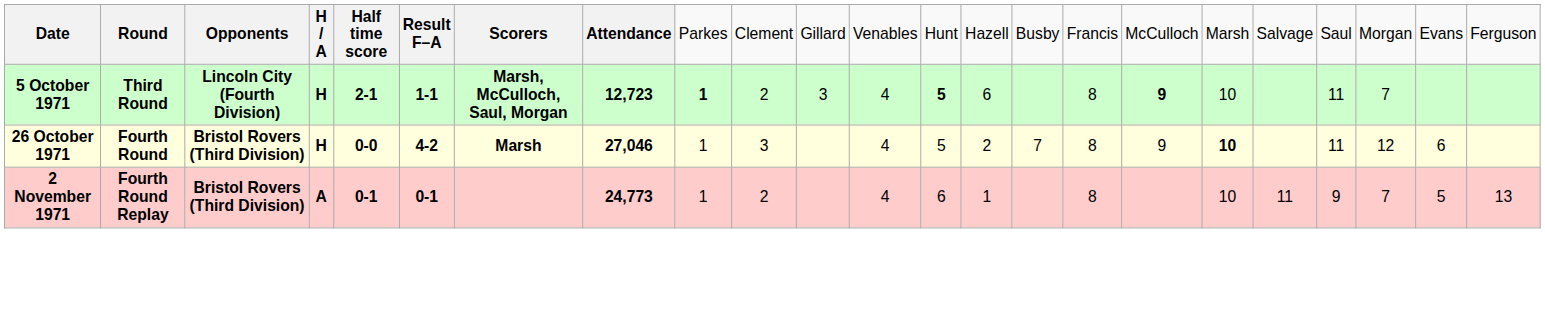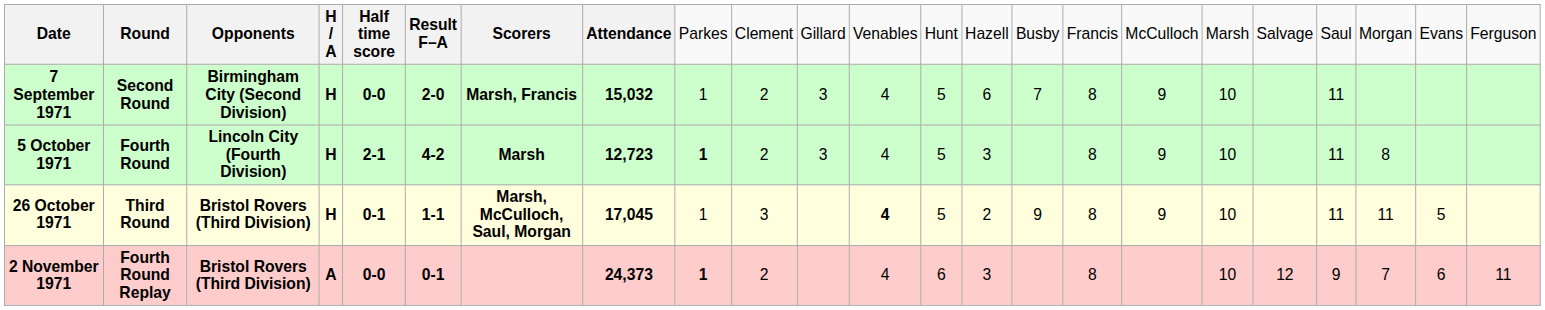+ row: (54, 94)
(143, 94) Third Round -> (145, 154) Fourth Round
(427, 94) 1-1 -> (433, 154) 4-2
(518, 94) Marsh, McCulloch, Saul, Morgan -> (522, 154) Marsh
(941, 94) bold -> (941, 154) normal
(987, 94) 6 -> (987, 154) 3
(1162, 94) bold -> (1162, 154) normal
(1386, 94) 7 -> (1386, 154) 8
(143, 146) Fourth Round -> (145, 215) Third Round
(366, 146) 0-0 -> (374, 215) 0-1
(427, 146) 4-2 -> (433, 215) 1-1
(518, 146) Marsh -> (522, 215) Marsh, McCulloch, Saul, Morgan
(629, 146) 27,046 -> (629, 215) 17,045
(885, 146) normal -> (885, 215) bold
(1038, 146) 7 -> (1038, 215) 9
(1228, 146) bold -> (1228, 215) normal
(1386, 146) 12 -> (1386, 215) 11
(1441, 146) 6 -> (1441, 215) 5
(366, 197) 0-1 -> (374, 275) 0-0
(629, 197) 24,773 -> (629, 275) 24,373
(703, 197) normal -> (703, 275) bold
(987, 197) 1 -> (987, 275) 3
(1285, 197) 11 -> (1285, 275) 12
(1441, 197) 5 -> (1441, 275) 6
(1503, 197) 13 -> (1503, 275) 11
